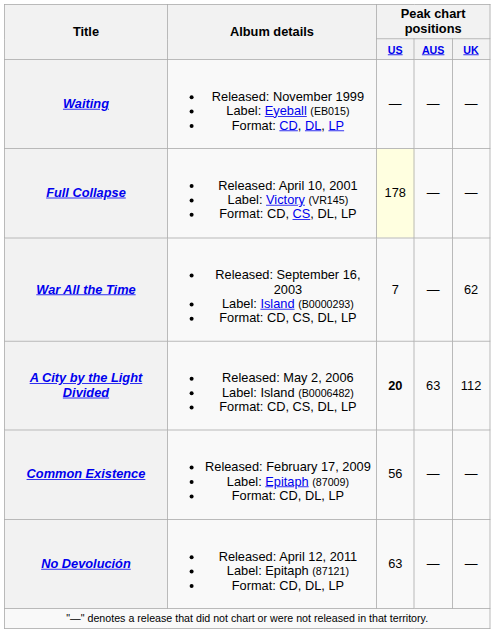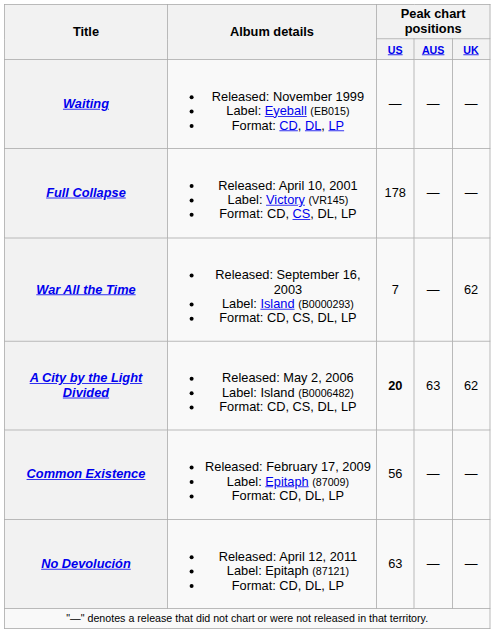(395, 193) lightyellow background -> (395, 193) no background
(471, 385) 112 -> (471, 385) 62
